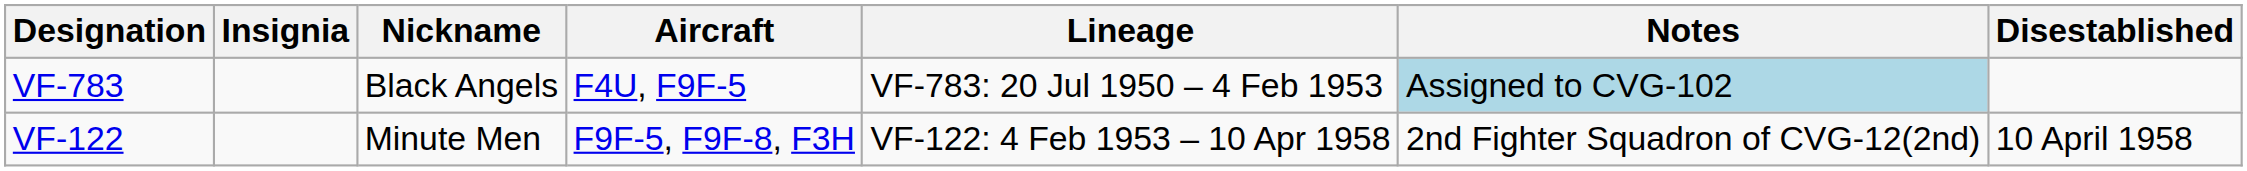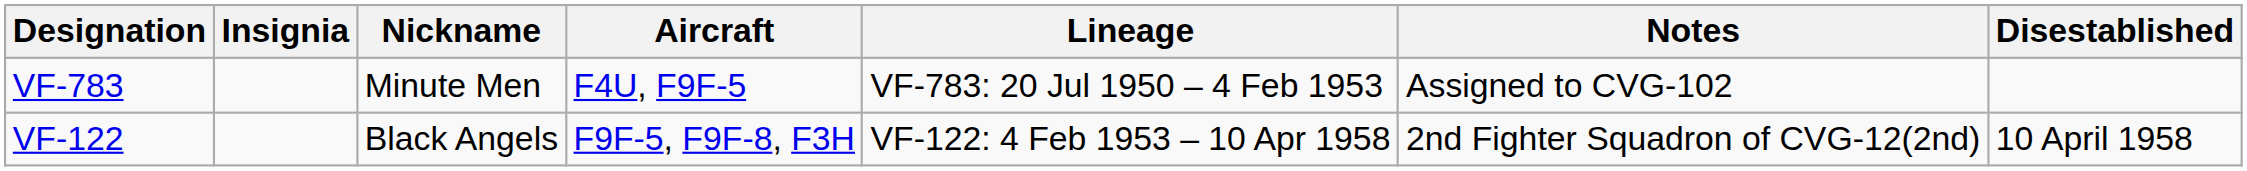(461, 84) Black Angels -> (453, 84) Minute Men
(1569, 84) lightblue background -> (1569, 84) no background
(453, 138) Minute Men -> (461, 138) Black Angels
